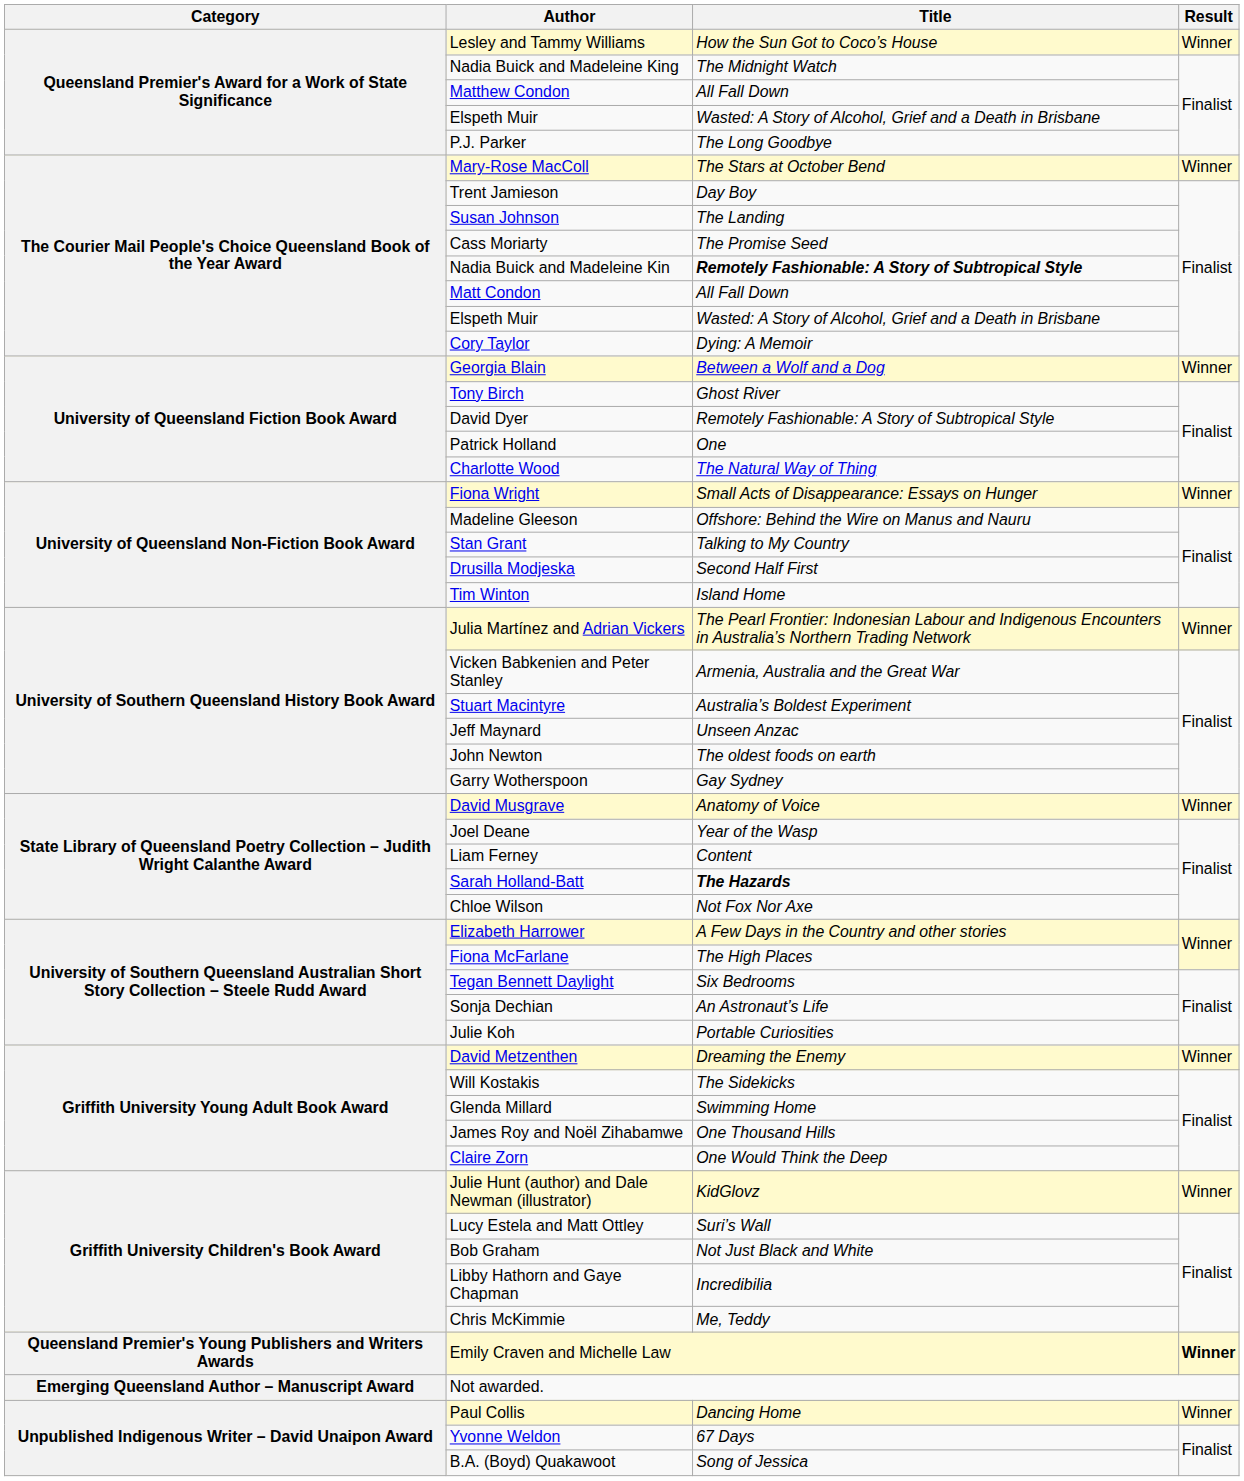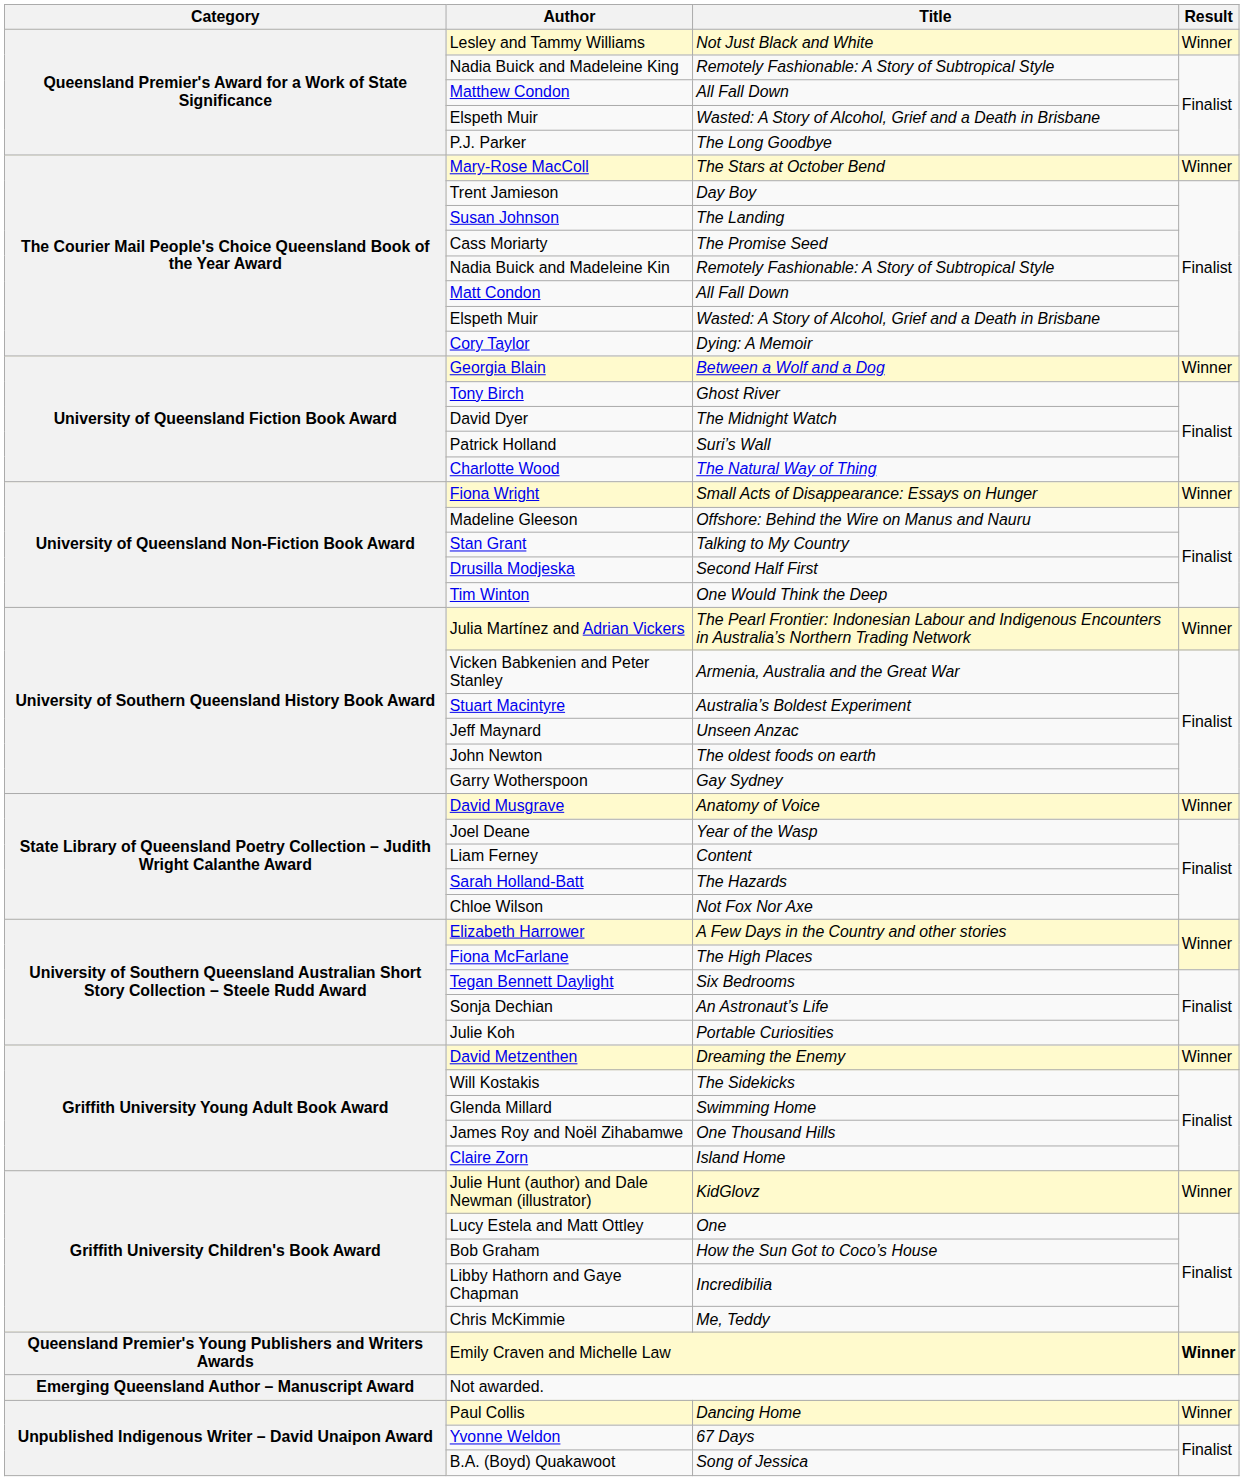(817, 42) How the Sun Got to Coco’s House -> (785, 42) Not Just Black and White
(767, 67) The Midnight Watch -> (875, 67) Remotely Fashionable: A Story of Subtropical Style
(889, 268) bold -> (875, 268) normal
(875, 419) Remotely Fashionable: A Story of Subtropical Style -> (767, 419) The Midnight Watch
(711, 444) One -> (733, 444) Suri’s Wall
(741, 594) Island Home -> (792, 594) One Would Think the Deep
(743, 881) bold -> (742, 881) normal
(792, 1158) One Would Think the Deep -> (741, 1158) Island Home
(733, 1226) Suri’s Wall -> (711, 1226) One
(785, 1251) Not Just Black and White -> (817, 1251) How the Sun Got to Coco’s House
